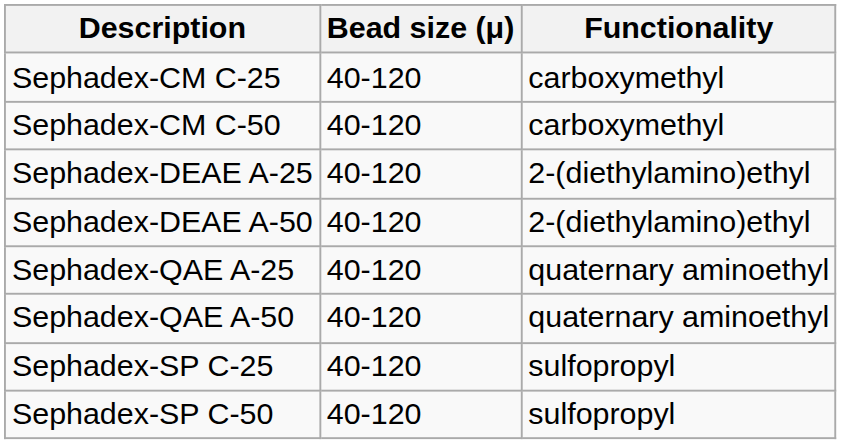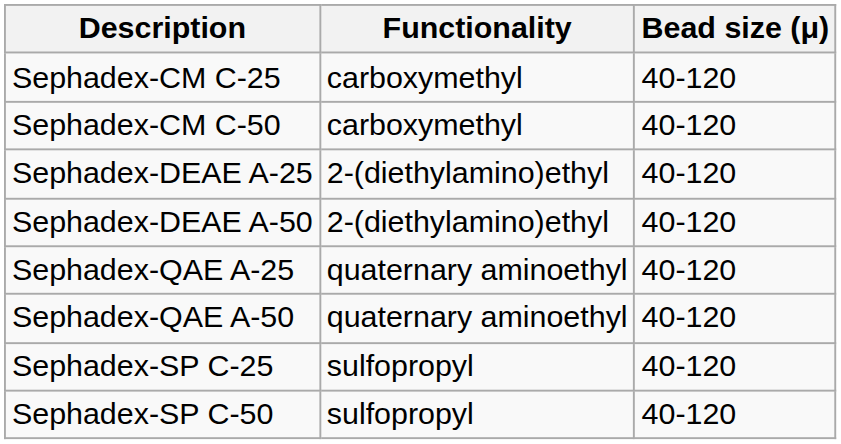columns swapped: (679, 28) <-> (421, 28)
